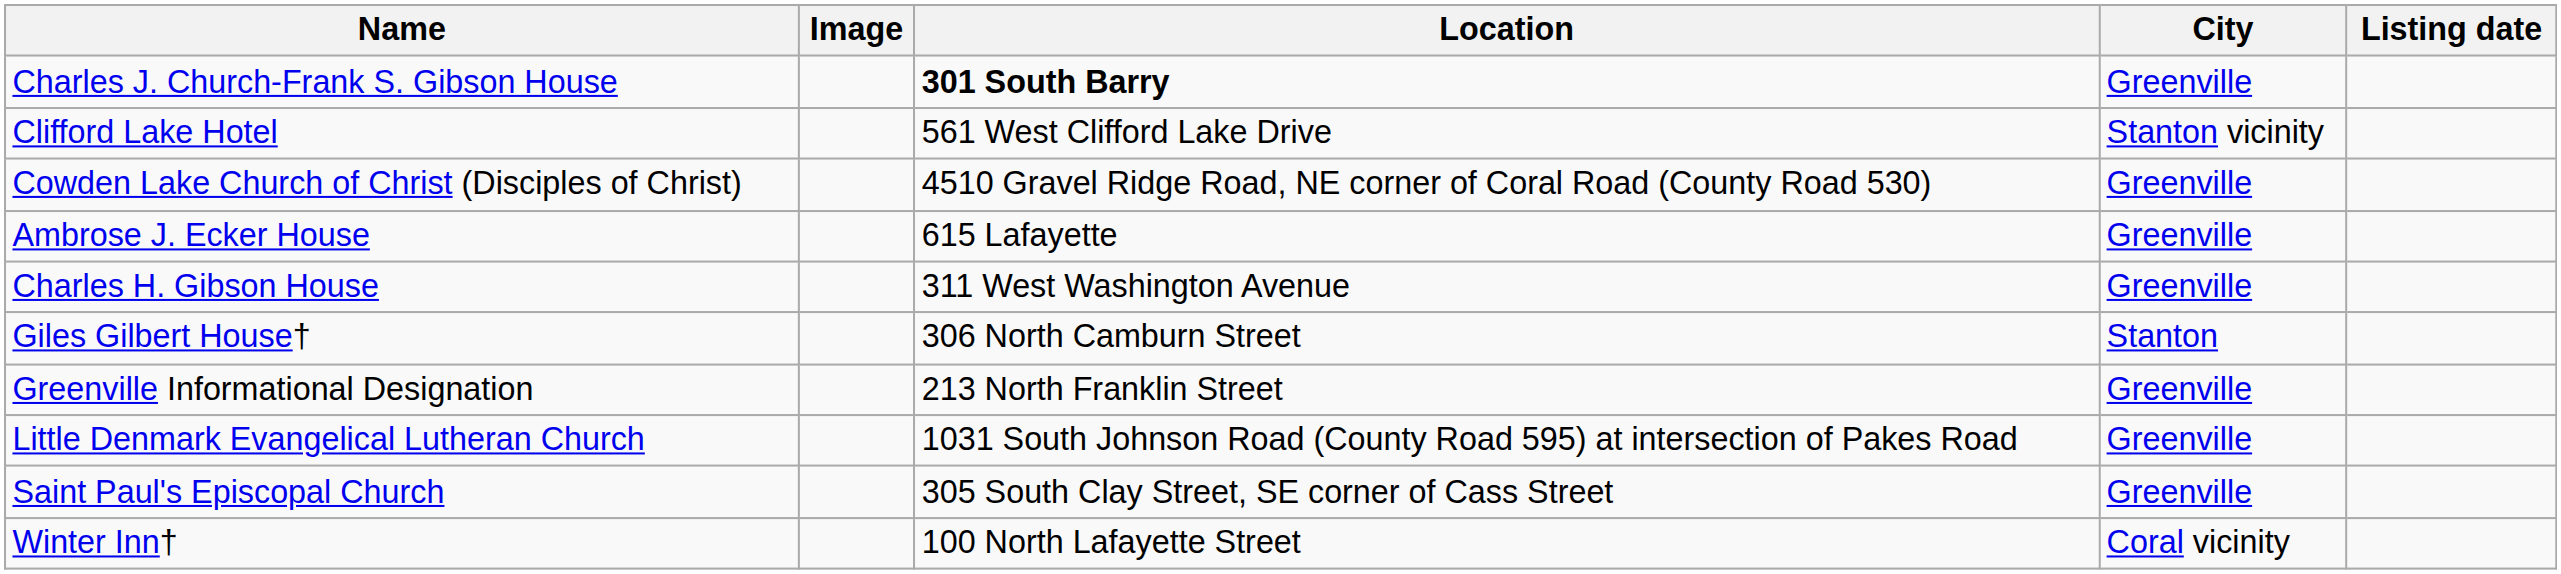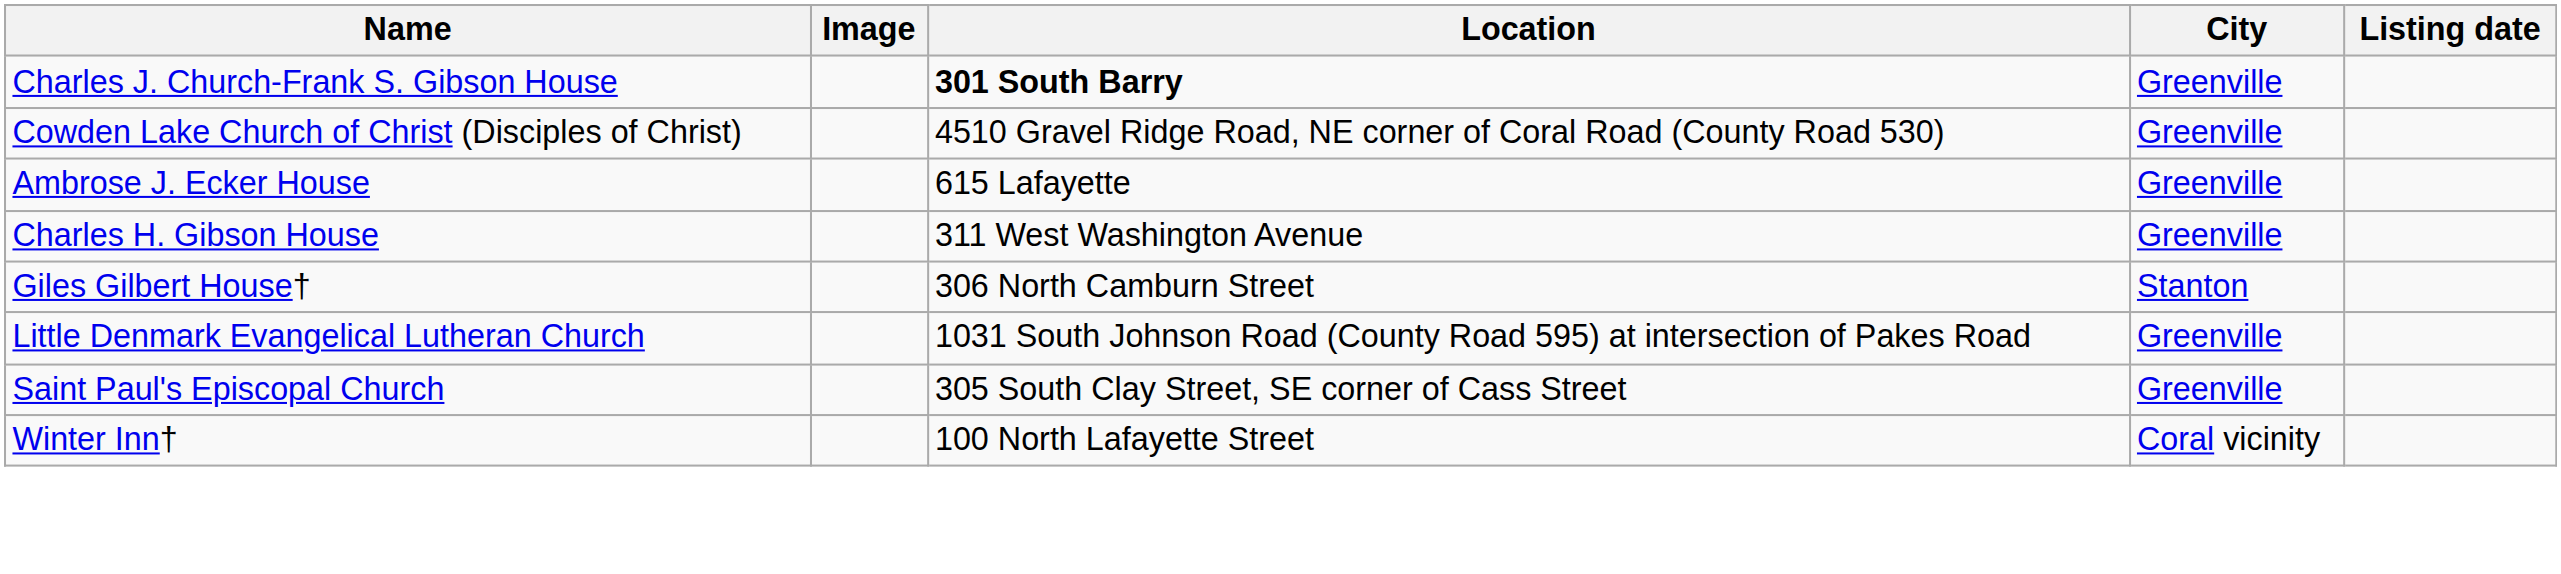- row: (145, 132)
- row: (273, 388)
